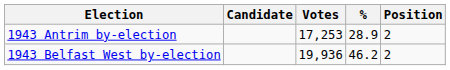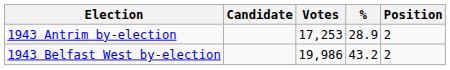(321, 54) 19,936 -> (321, 54) 19,986
(363, 54) 46.2 -> (363, 54) 43.2
